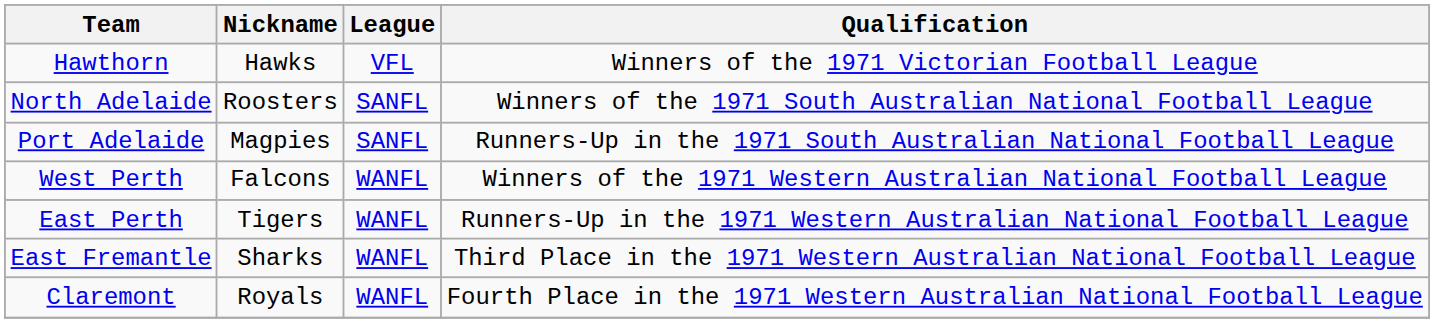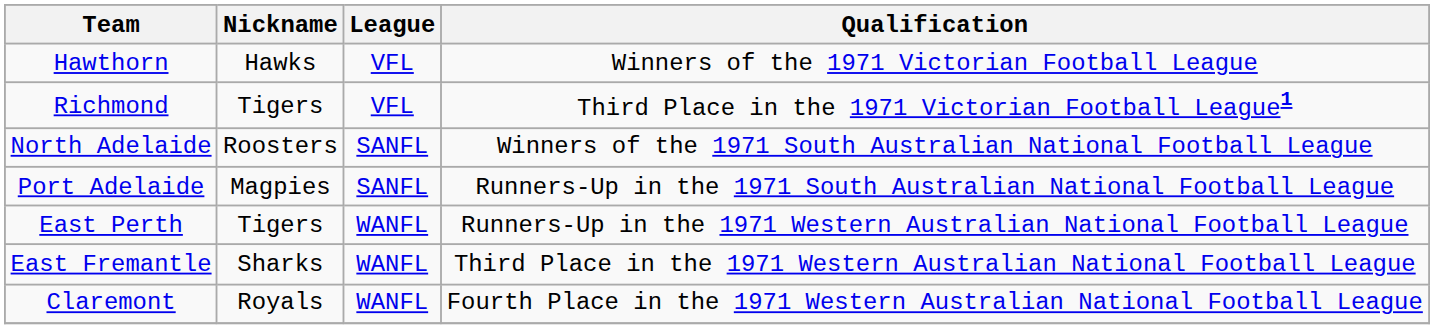+ row: (111, 105)
- row: (111, 180)
